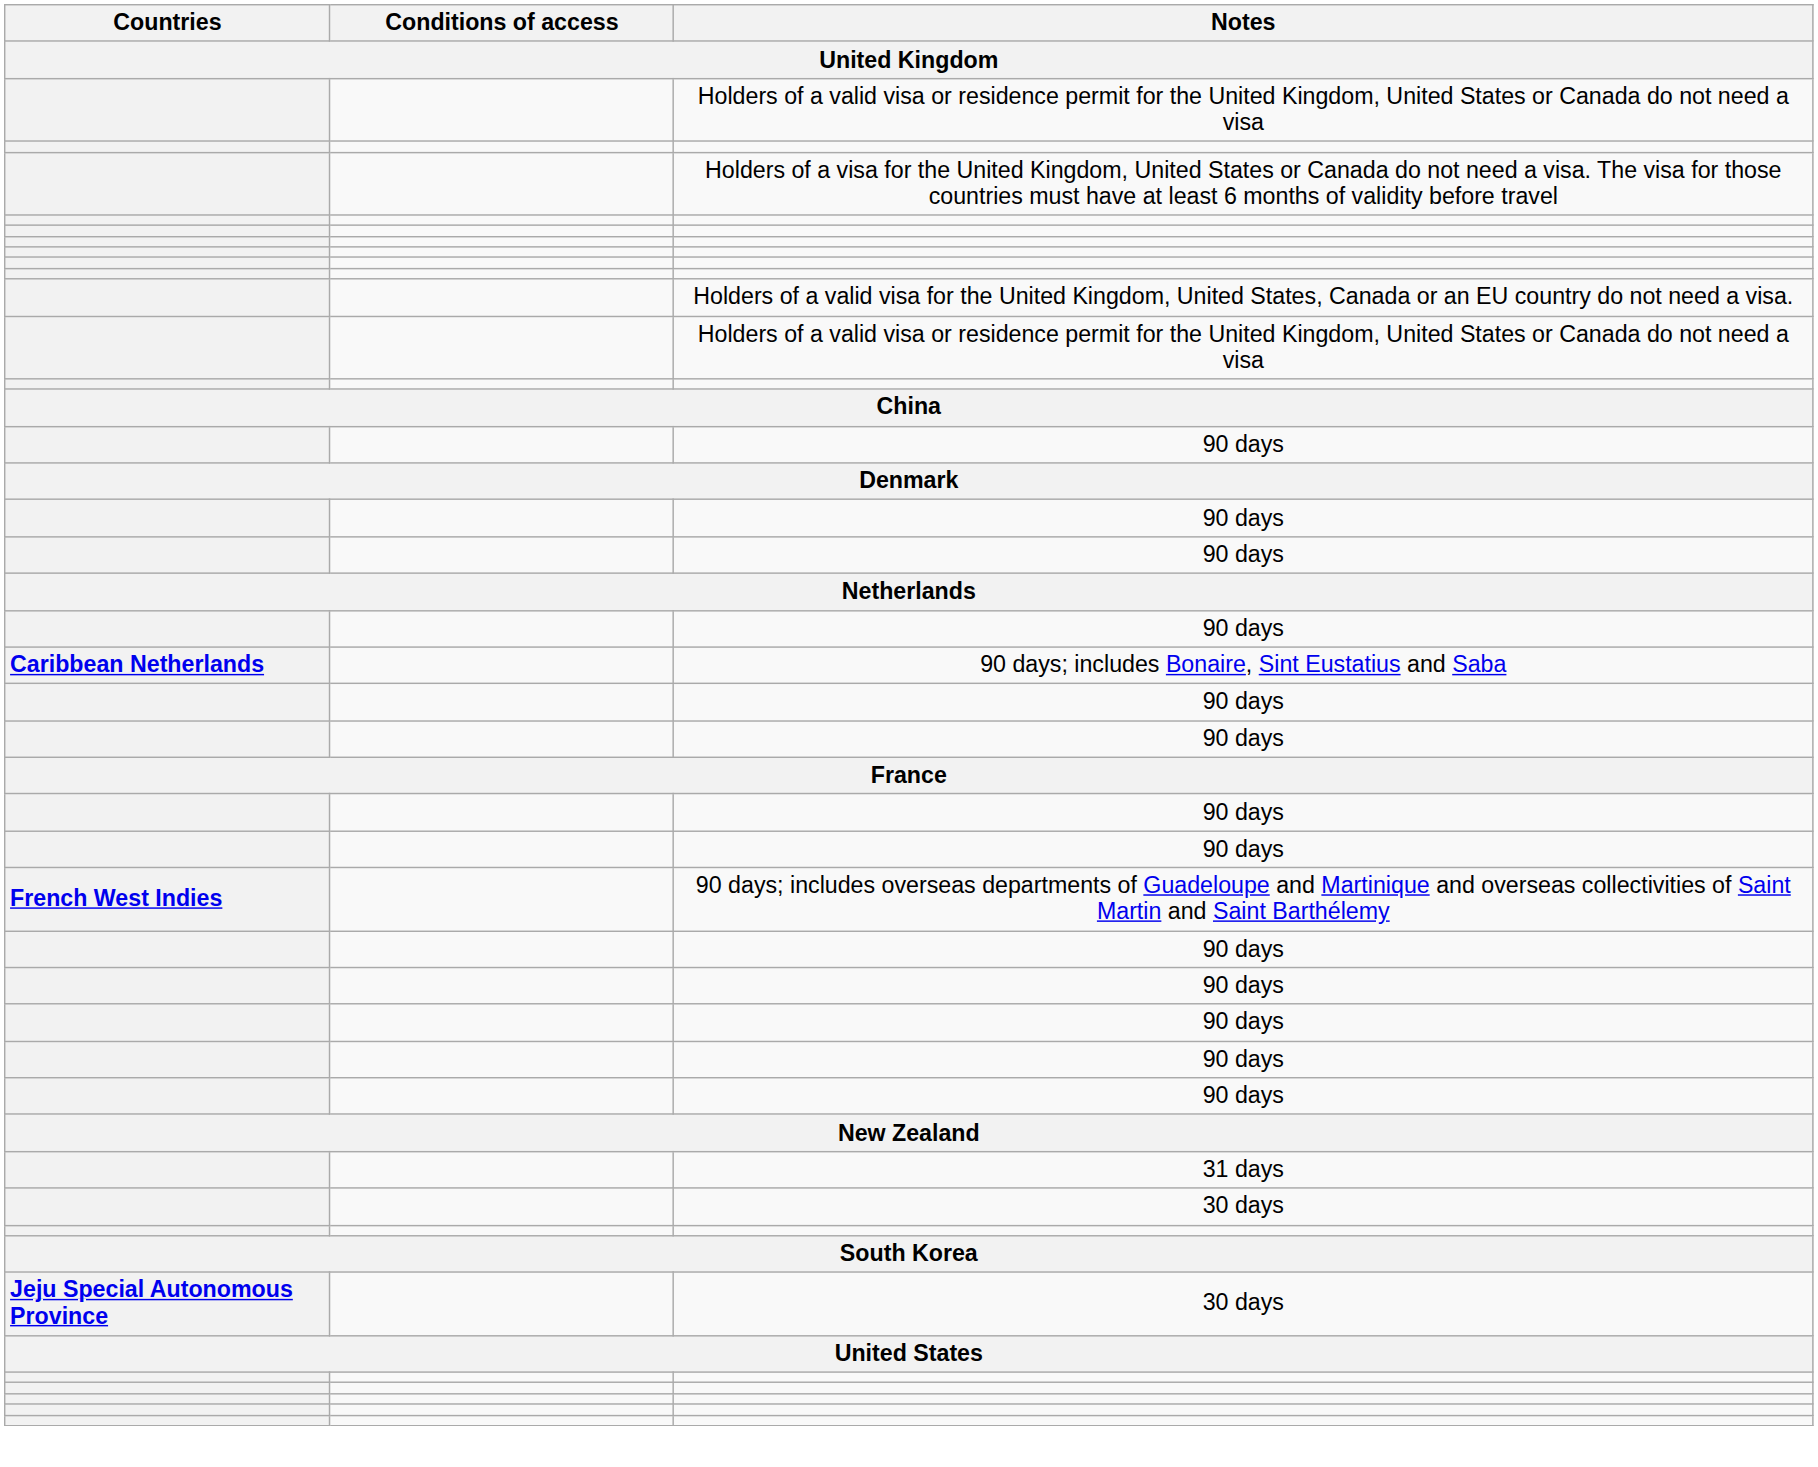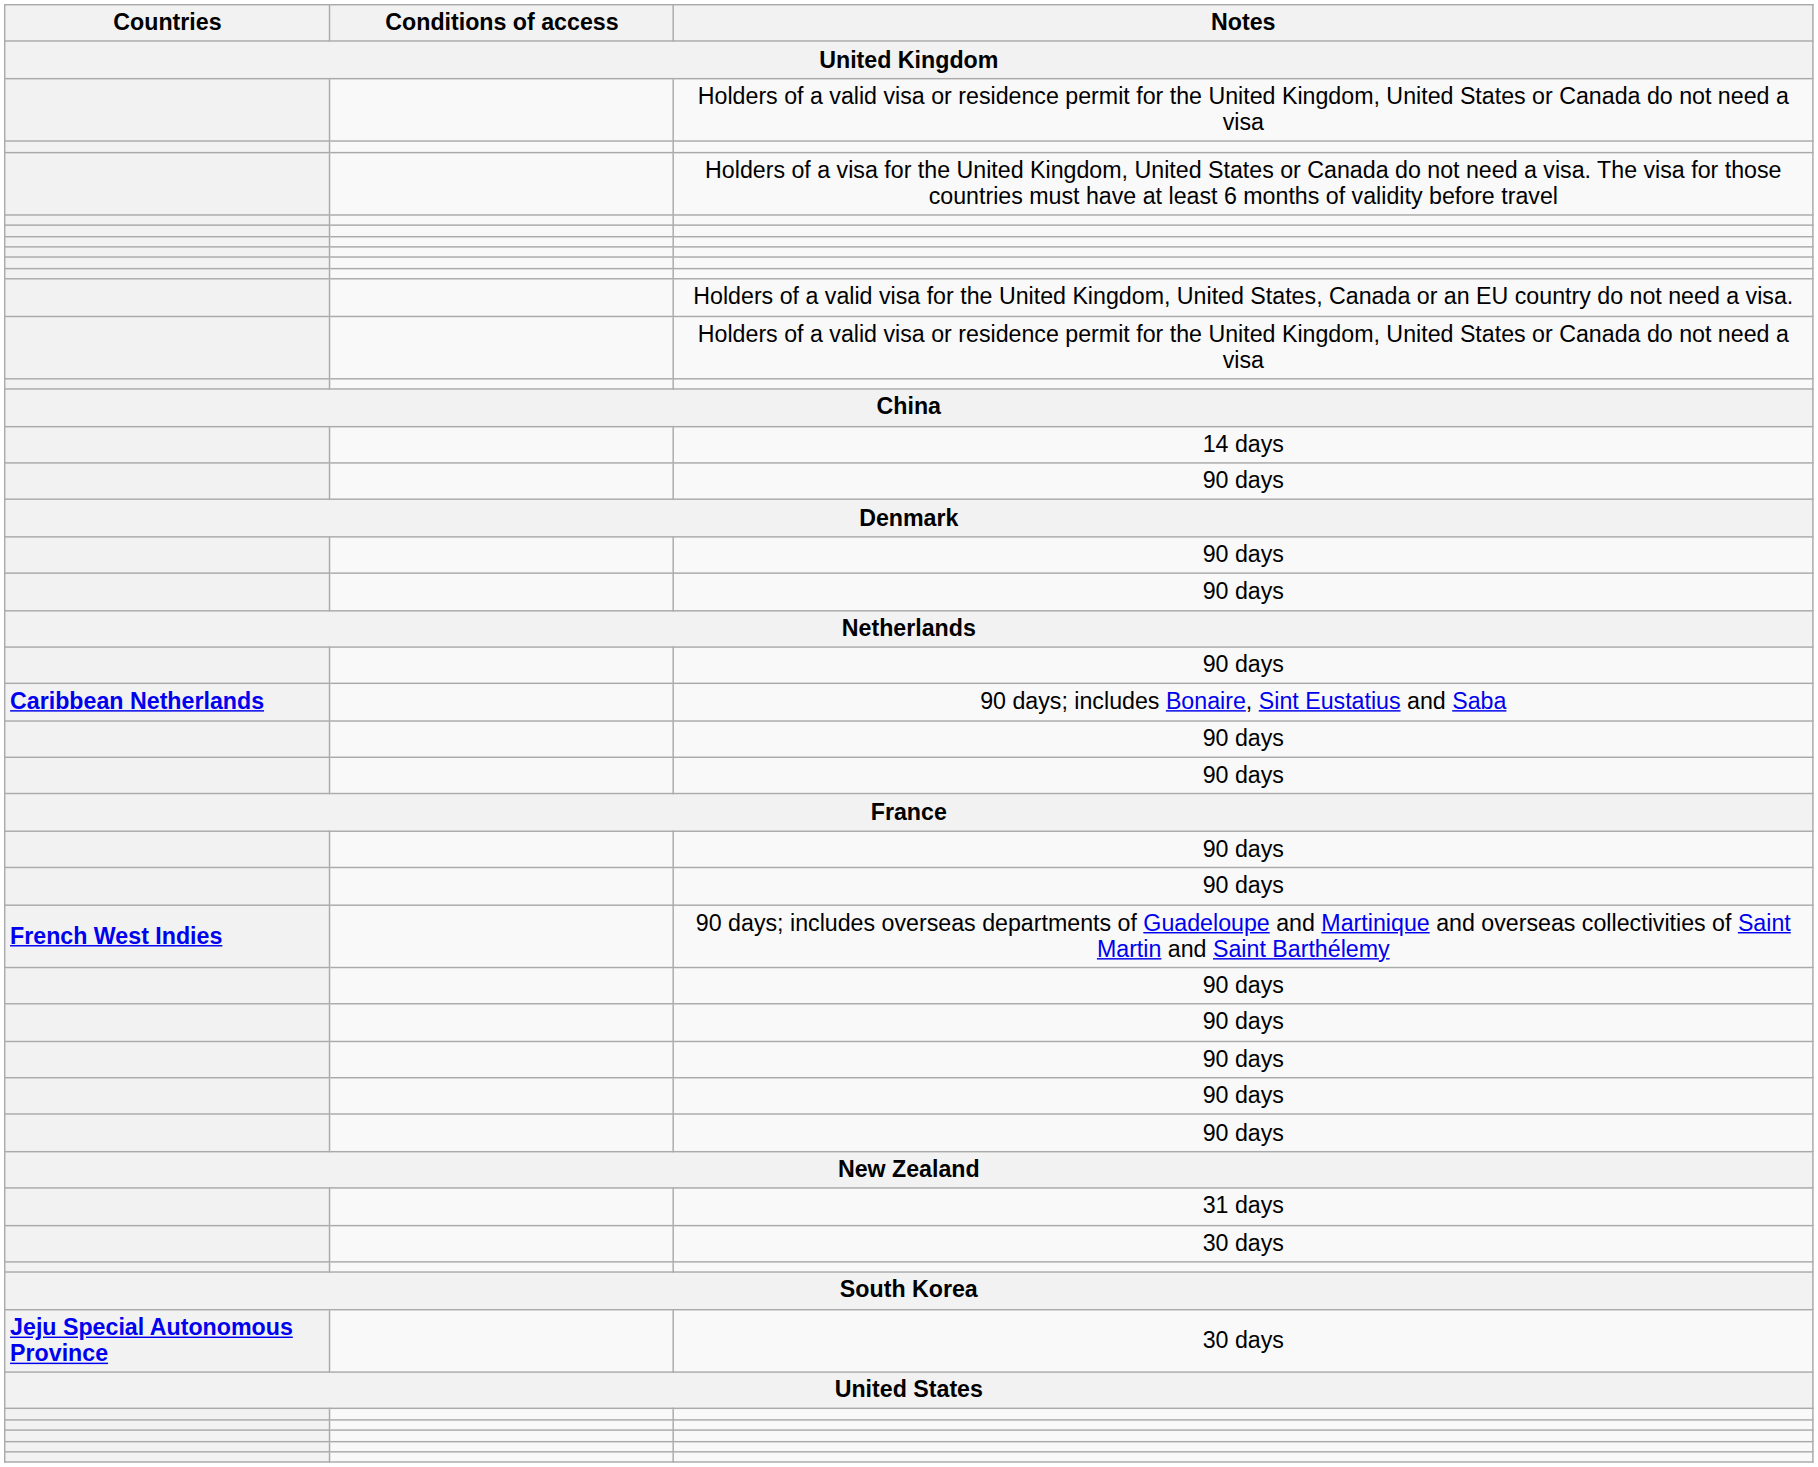+ row: (167, 445)
